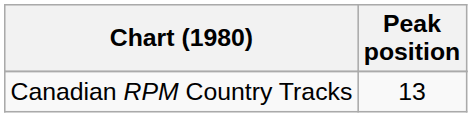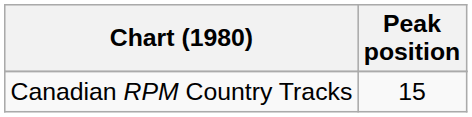(412, 91) 13 -> (412, 91) 15
